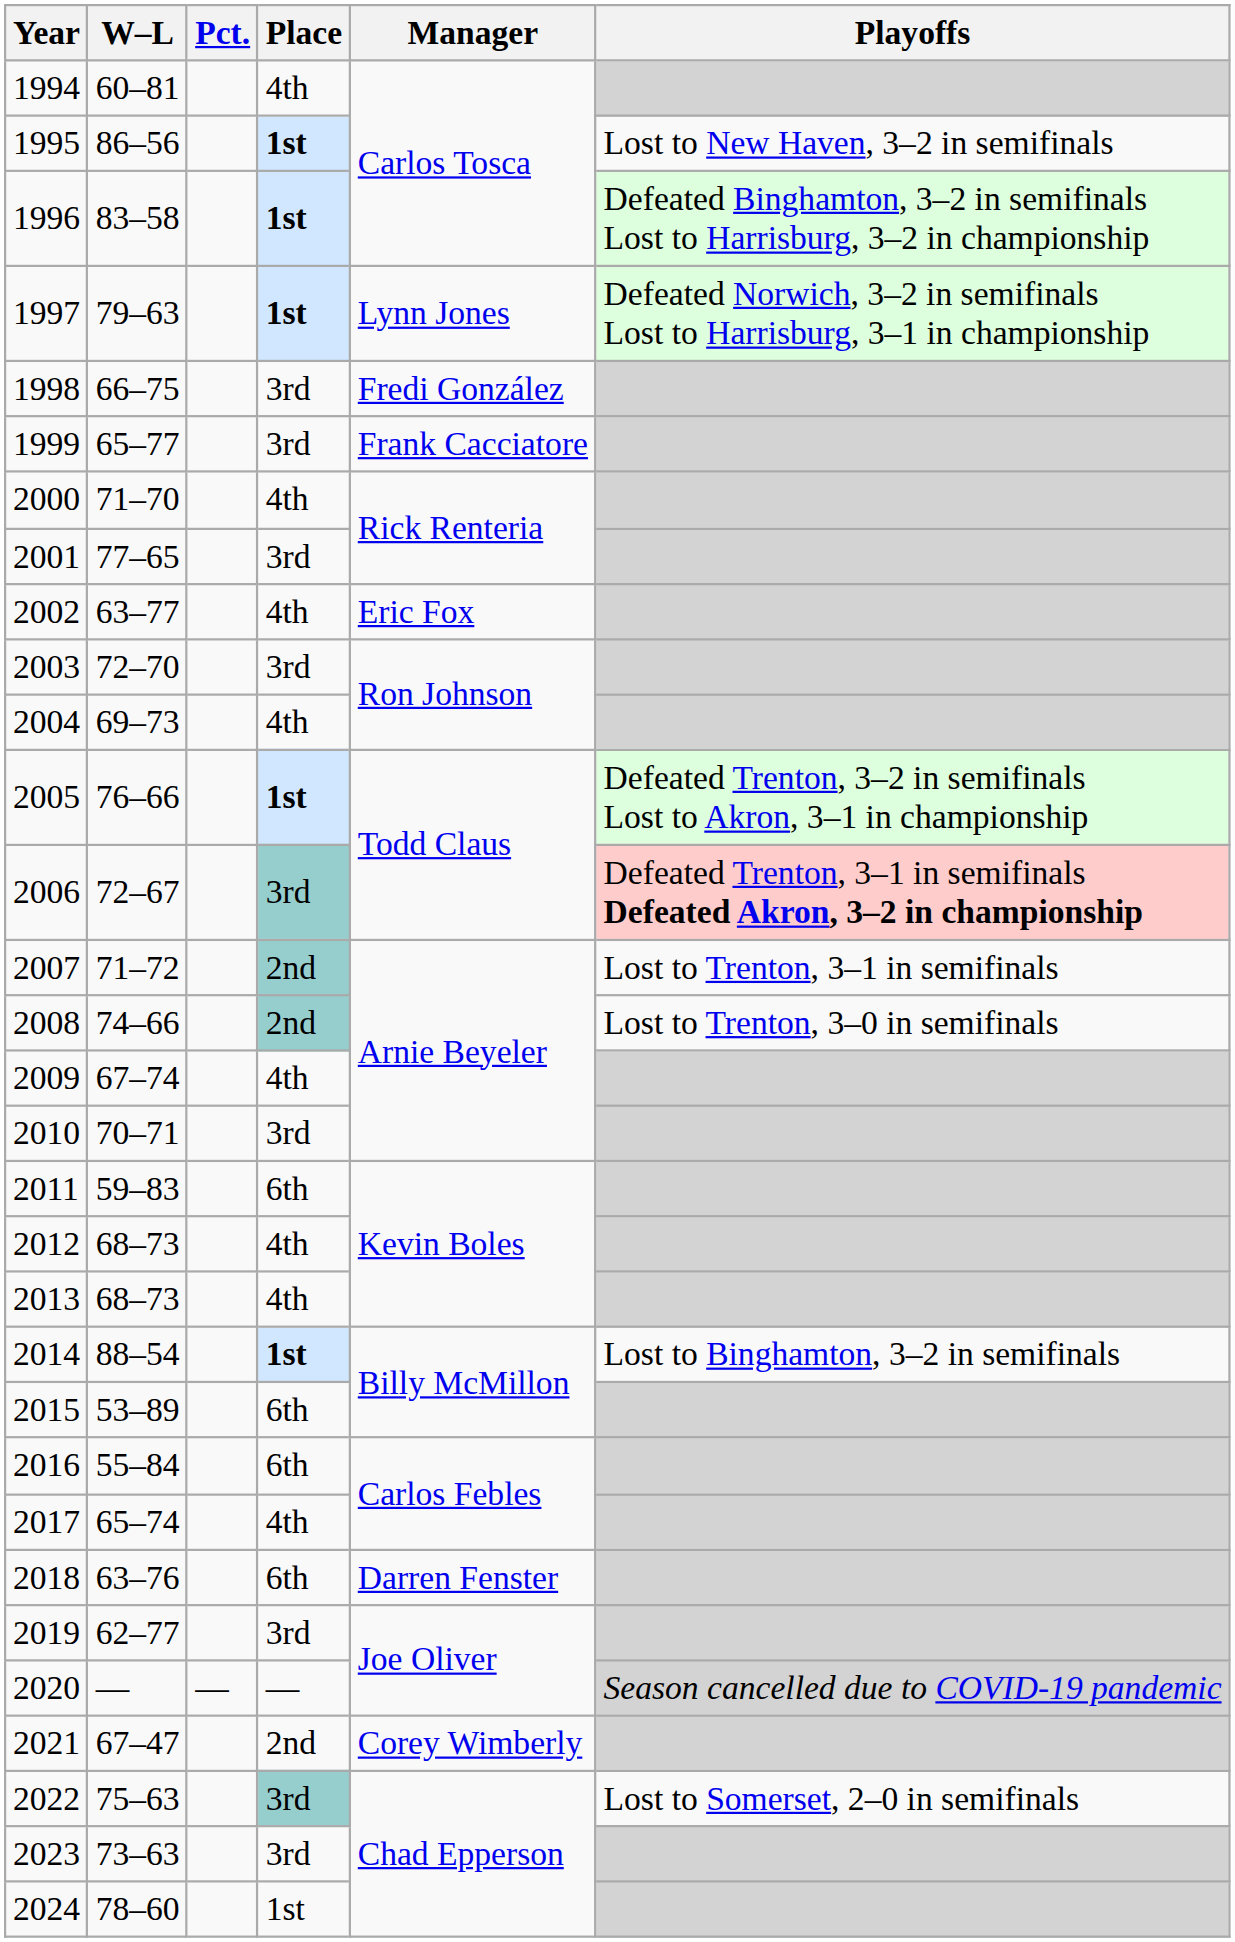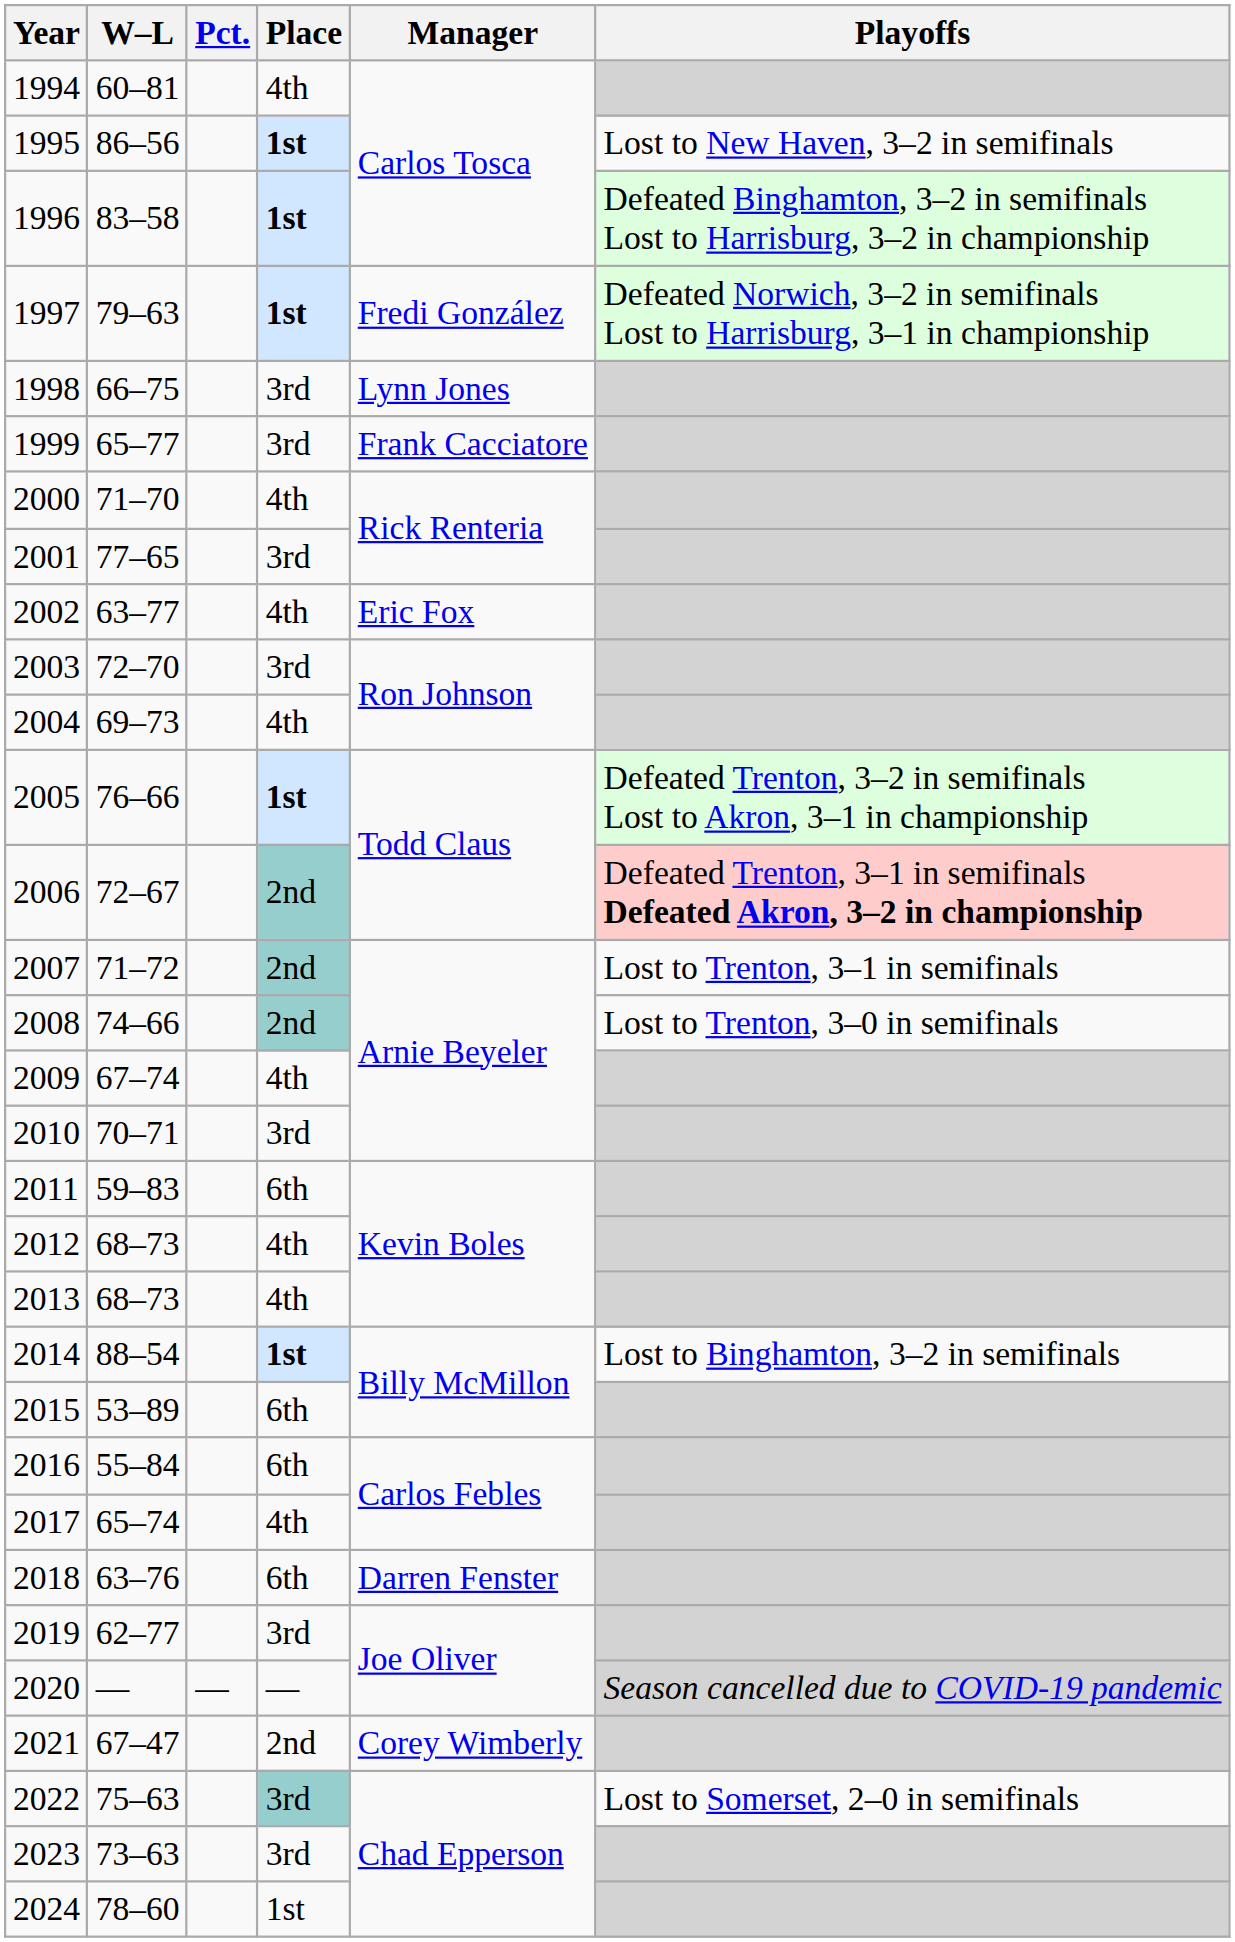(434, 313) Lynn Jones -> (461, 313) Fredi González
(461, 388) Fredi González -> (434, 388) Lynn Jones
(288, 891) 3rd -> (291, 891) 2nd
